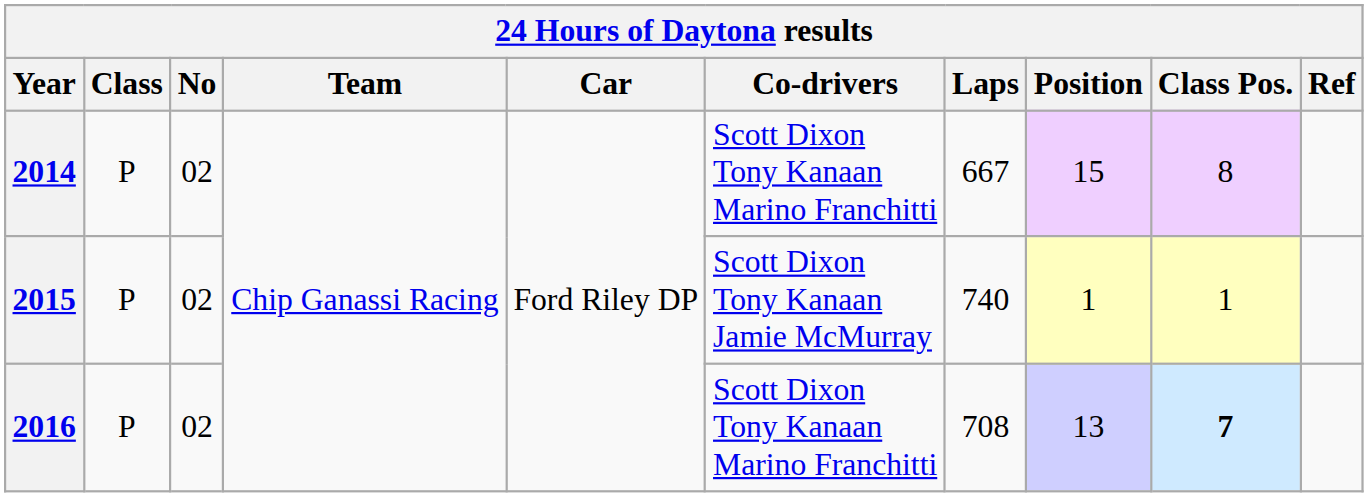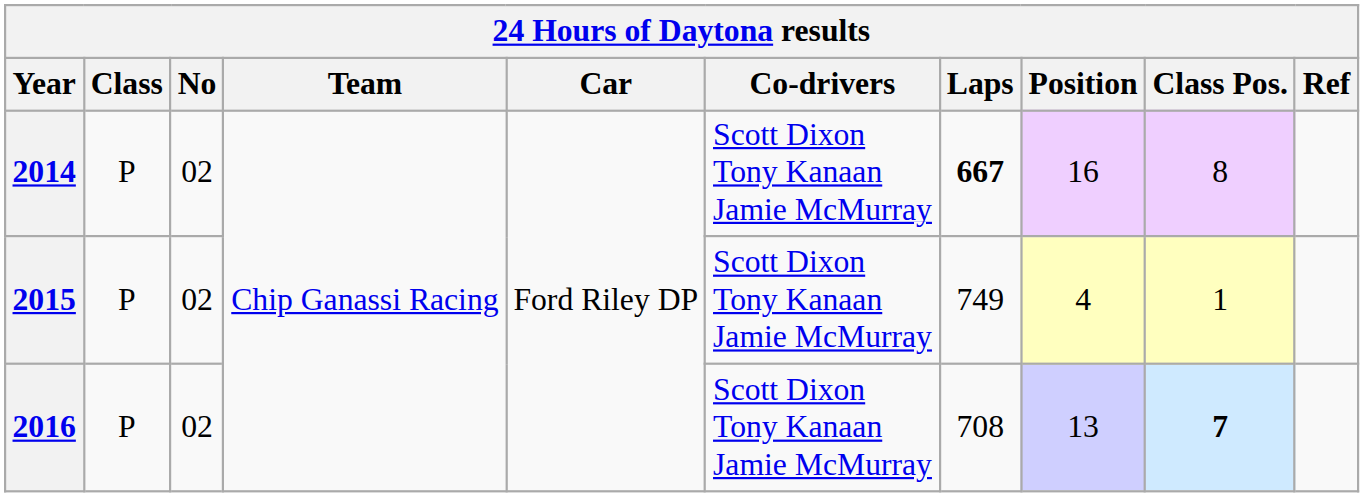(825, 172) Scott Dixon Tony Kanaan Marino Franchitti -> (822, 172) Scott Dixon Tony Kanaan Jamie McMurray
(986, 172) normal -> (980, 172) bold
(1088, 172) 15 -> (1083, 172) 16
(986, 299) 740 -> (980, 299) 749
(1088, 299) 1 -> (1083, 299) 4
(825, 427) Scott Dixon Tony Kanaan Marino Franchitti -> (822, 427) Scott Dixon Tony Kanaan Jamie McMurray
